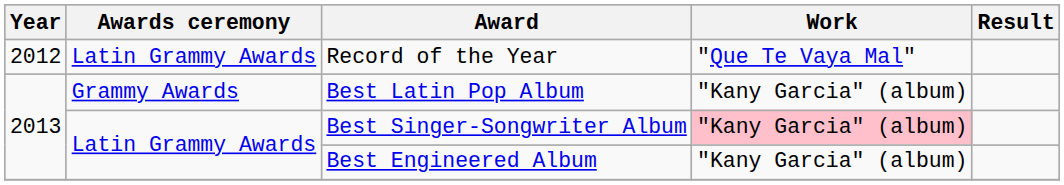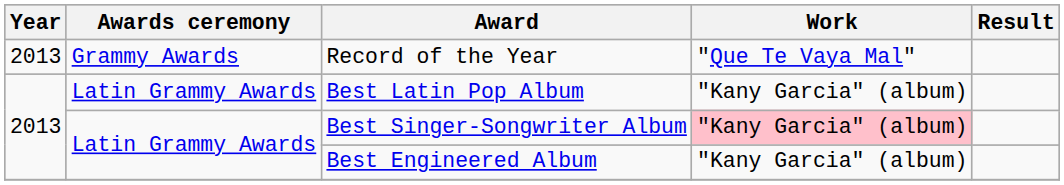(36, 57) 2012 -> (36, 57) 2013
(194, 57) Latin Grammy Awards -> (155, 57) Grammy Awards
(155, 92) Grammy Awards -> (194, 92) Latin Grammy Awards
